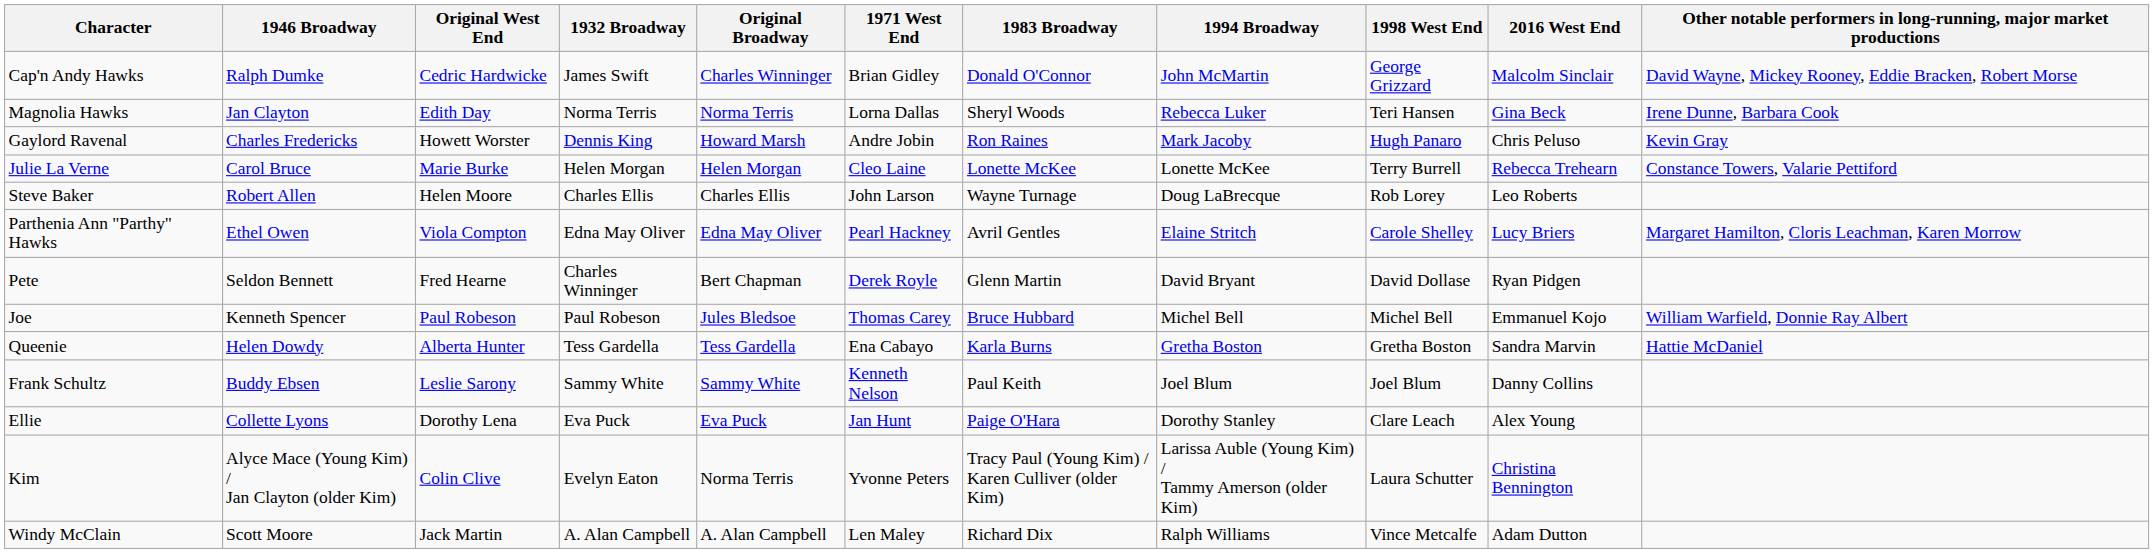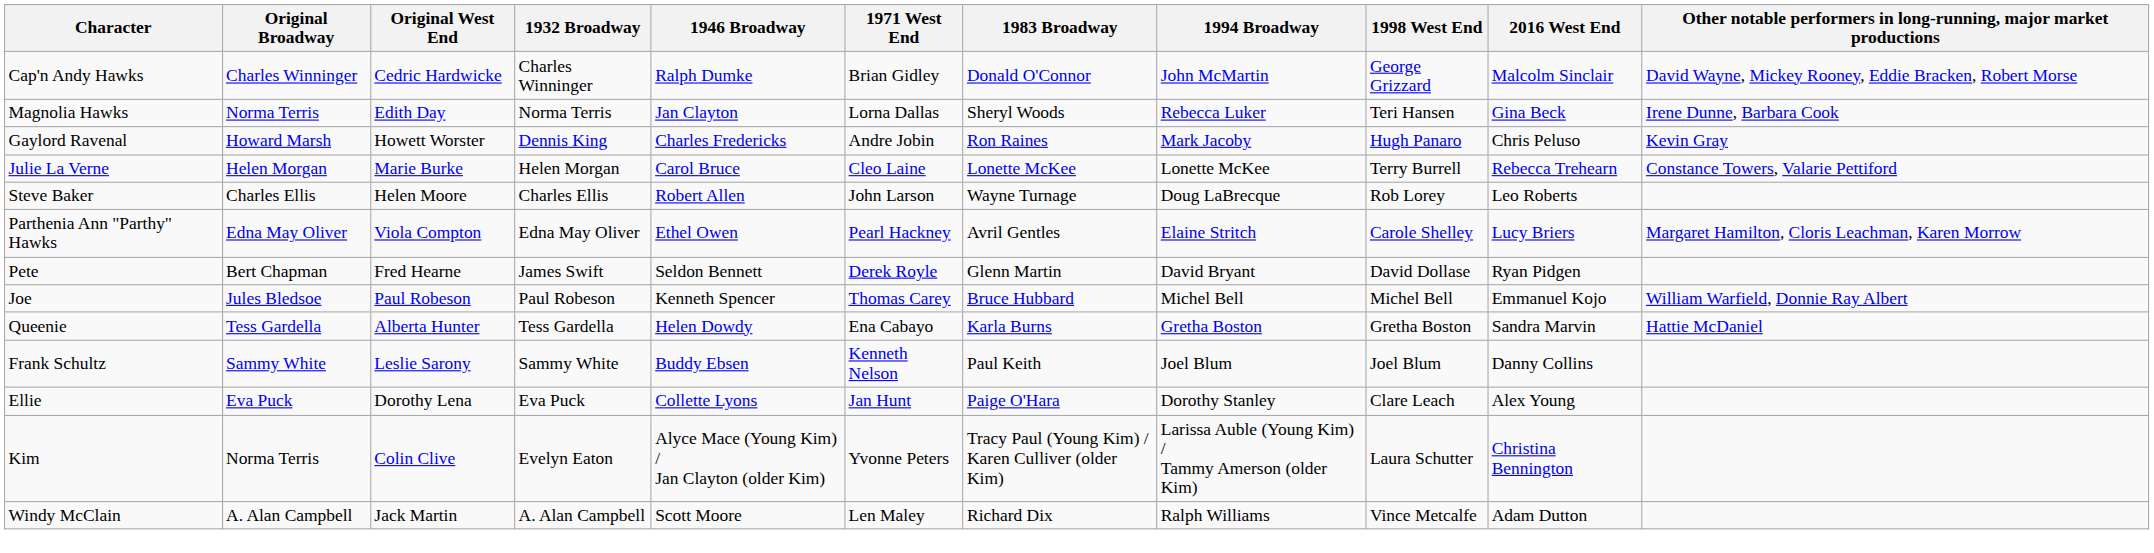columns swapped: (770, 28) <-> (319, 28)
(606, 75) James Swift -> (556, 75) Charles Winninger
(601, 280) Charles Winninger -> (561, 270) James Swift
